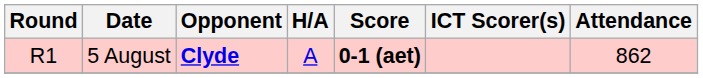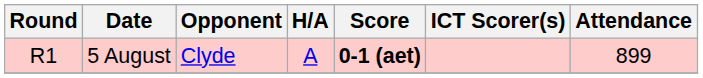(210, 55) bold -> (208, 55) normal
(634, 55) 862 -> (634, 55) 899
